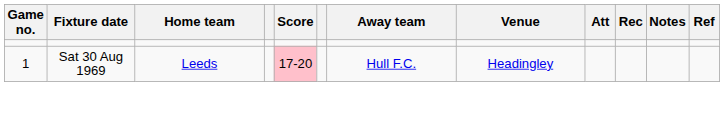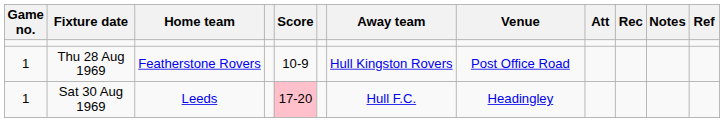+ row: (91, 63)
